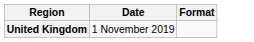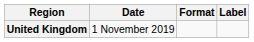+ column: (233, 12)
